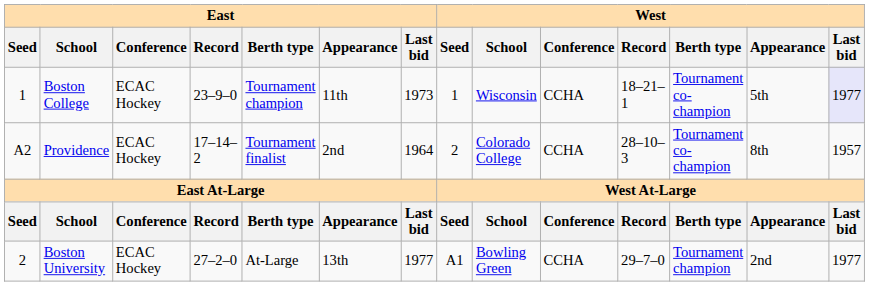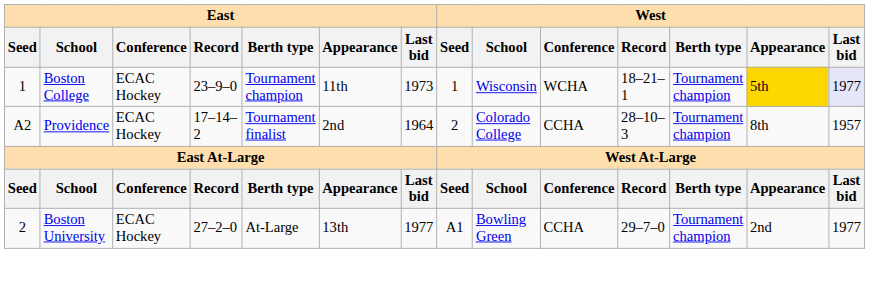(564, 94) CCHA -> (566, 86) WCHA
(708, 94) Tournament co-champion -> (708, 86) Tournament champion
(759, 94) no background -> (759, 86) gold background
(708, 150) Tournament co-champion -> (708, 126) Tournament champion
